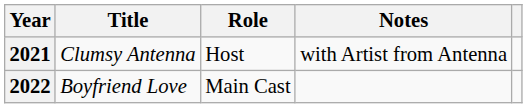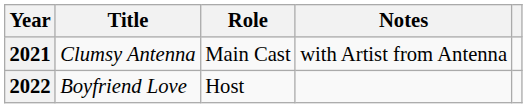(225, 53) Host -> (248, 53) Main Cast
(248, 86) Main Cast -> (225, 86) Host
